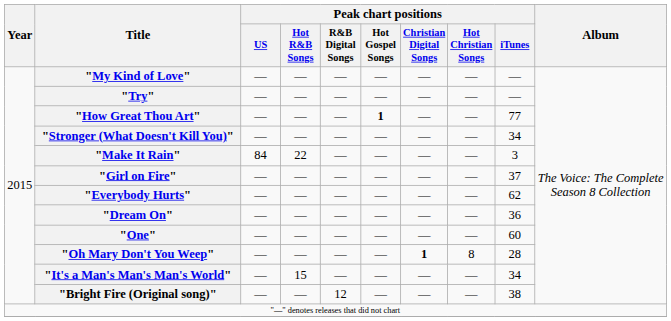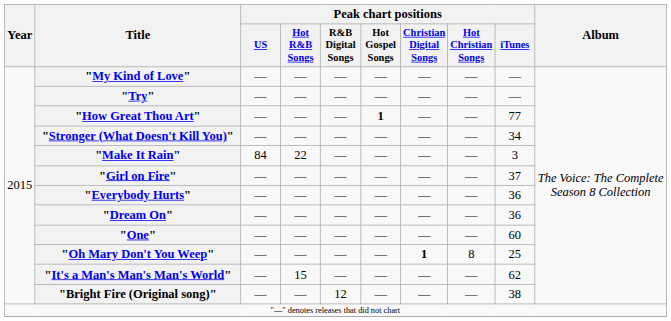(515, 195) 62 -> (515, 195) 36
(515, 254) 28 -> (515, 254) 25
(515, 274) 34 -> (515, 274) 62
